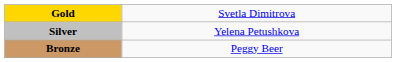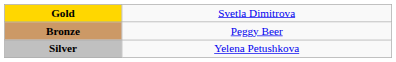rows swapped: (63, 31) <-> (63, 48)
